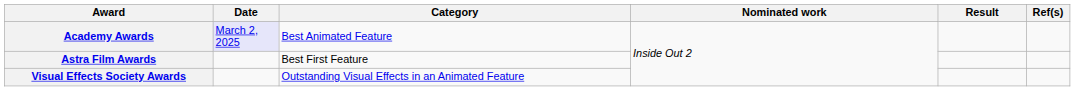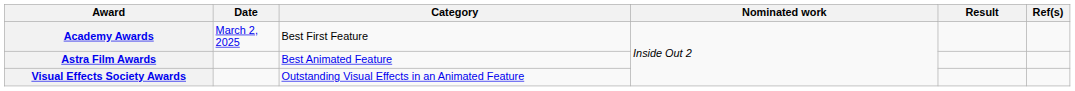(237, 36) lavender background -> (237, 36) no background
(337, 36) Best Animated Feature -> (325, 36) Best First Feature
(325, 59) Best First Feature -> (337, 59) Best Animated Feature
